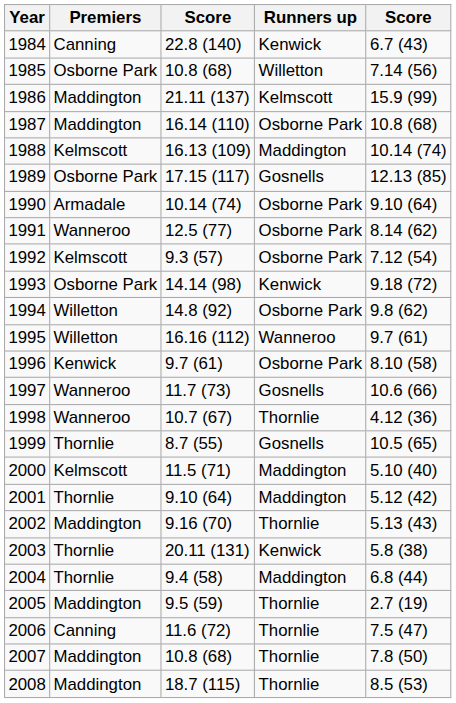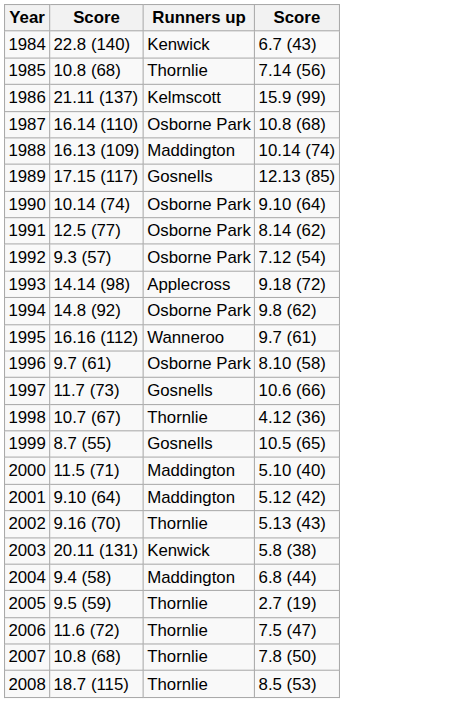- column: (105, 17)
(291, 71) Willetton -> (178, 71) Thornlie
(290, 284) Kenwick -> (189, 284) Applecross
